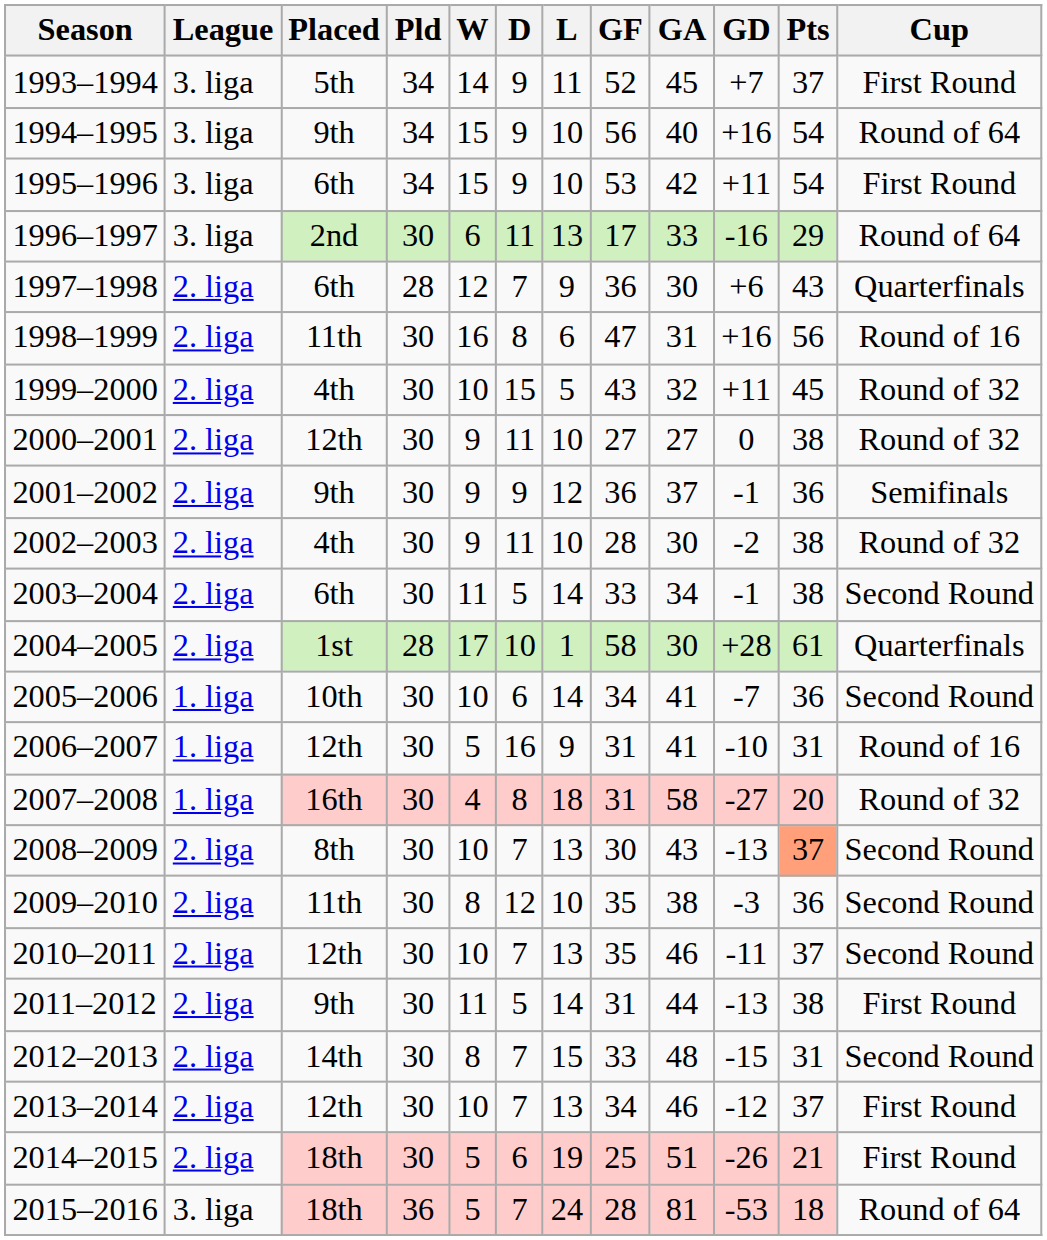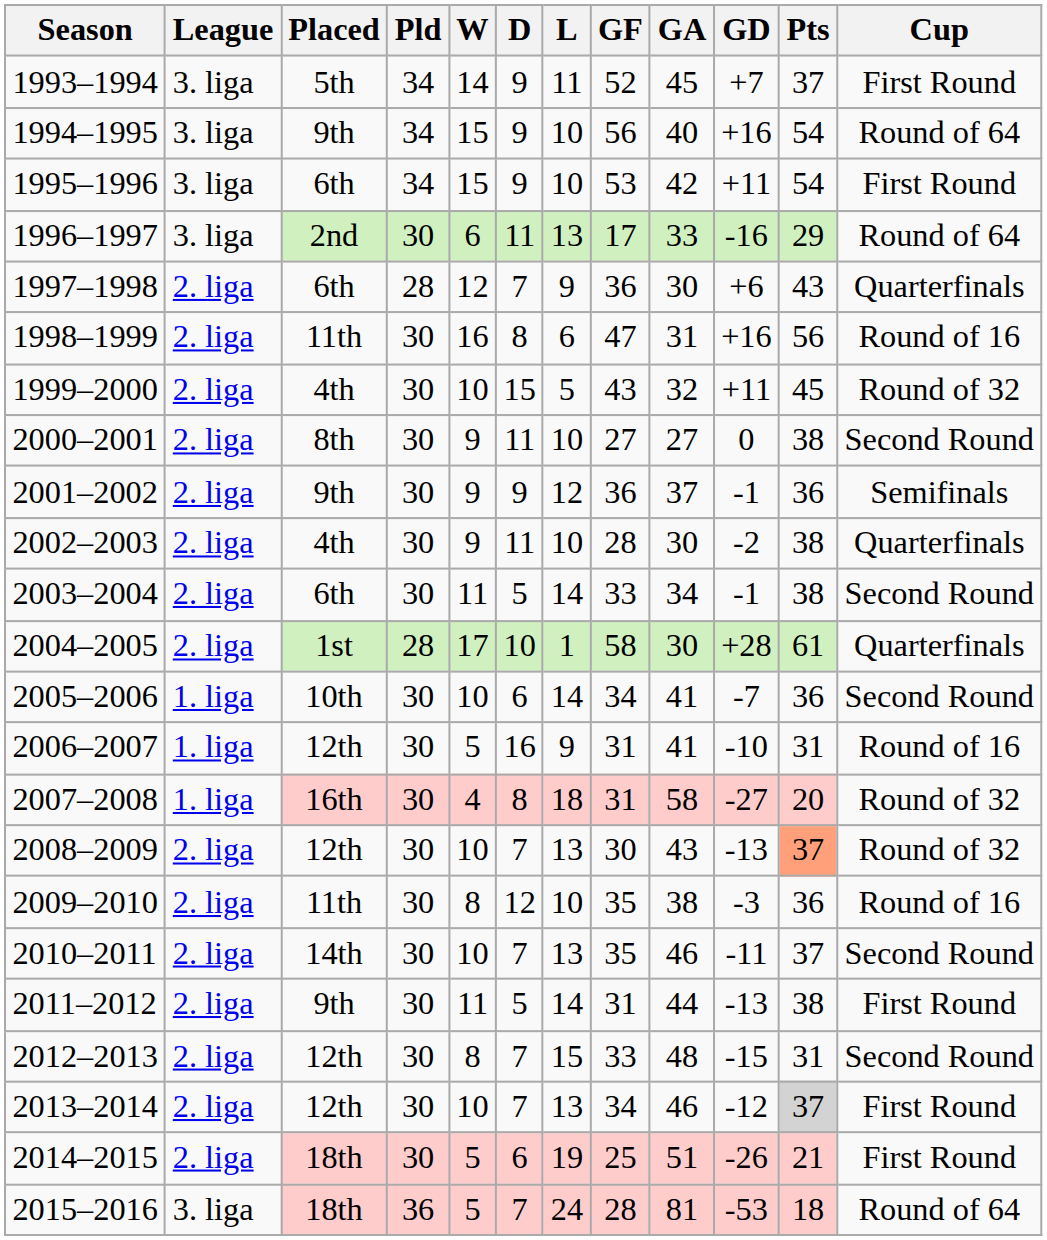(334, 440) 12th -> (334, 440) 8th
(939, 440) Round of 32 -> (939, 440) Second Round
(939, 542) Round of 32 -> (939, 542) Quarterfinals
(334, 850) 8th -> (334, 850) 12th
(939, 850) Second Round -> (939, 850) Round of 32
(939, 901) Second Round -> (939, 901) Round of 16
(334, 952) 12th -> (334, 952) 14th
(334, 1055) 14th -> (334, 1055) 12th
(808, 1106) no background -> (808, 1106) lightgrey background
